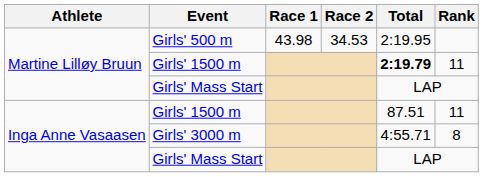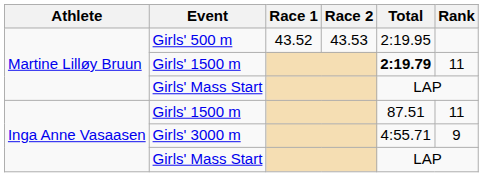(294, 40) 43.98 -> (294, 40) 43.52
(349, 40) 34.53 -> (349, 40) 43.53
(457, 135) 8 -> (457, 135) 9
